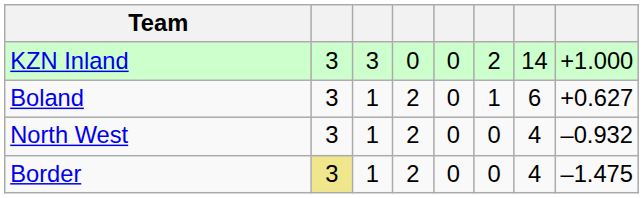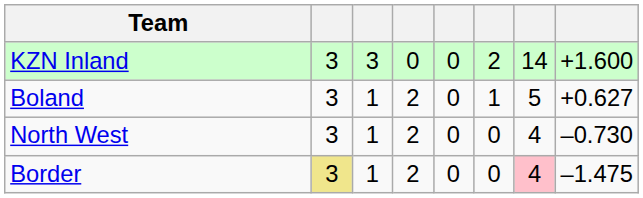(597, 60) +1.000 -> (597, 60) +1.600
(534, 98) 6 -> (534, 98) 5
(597, 135) –0.932 -> (597, 135) –0.730
(534, 173) no background -> (534, 173) pink background
